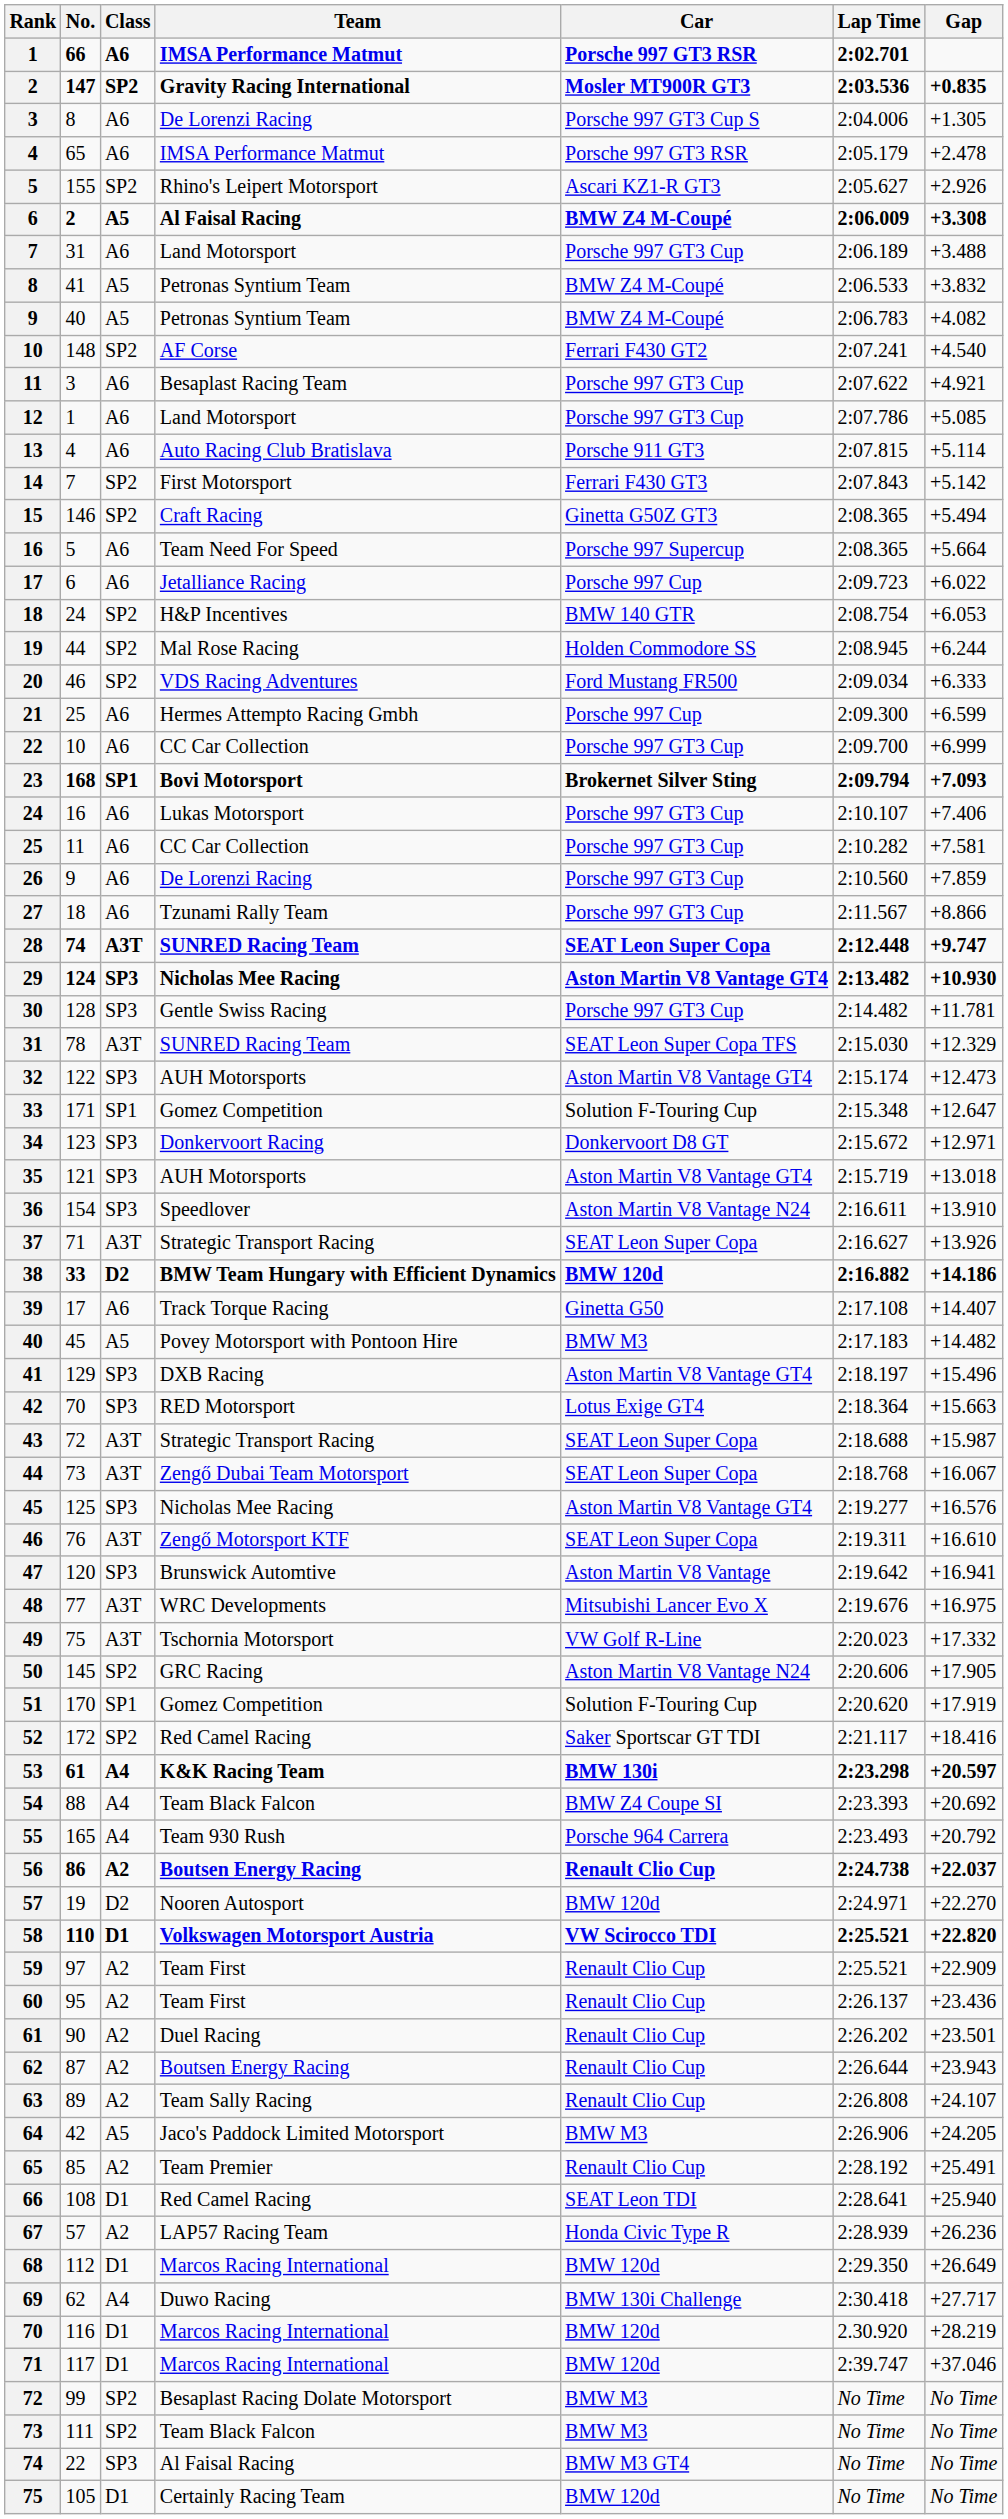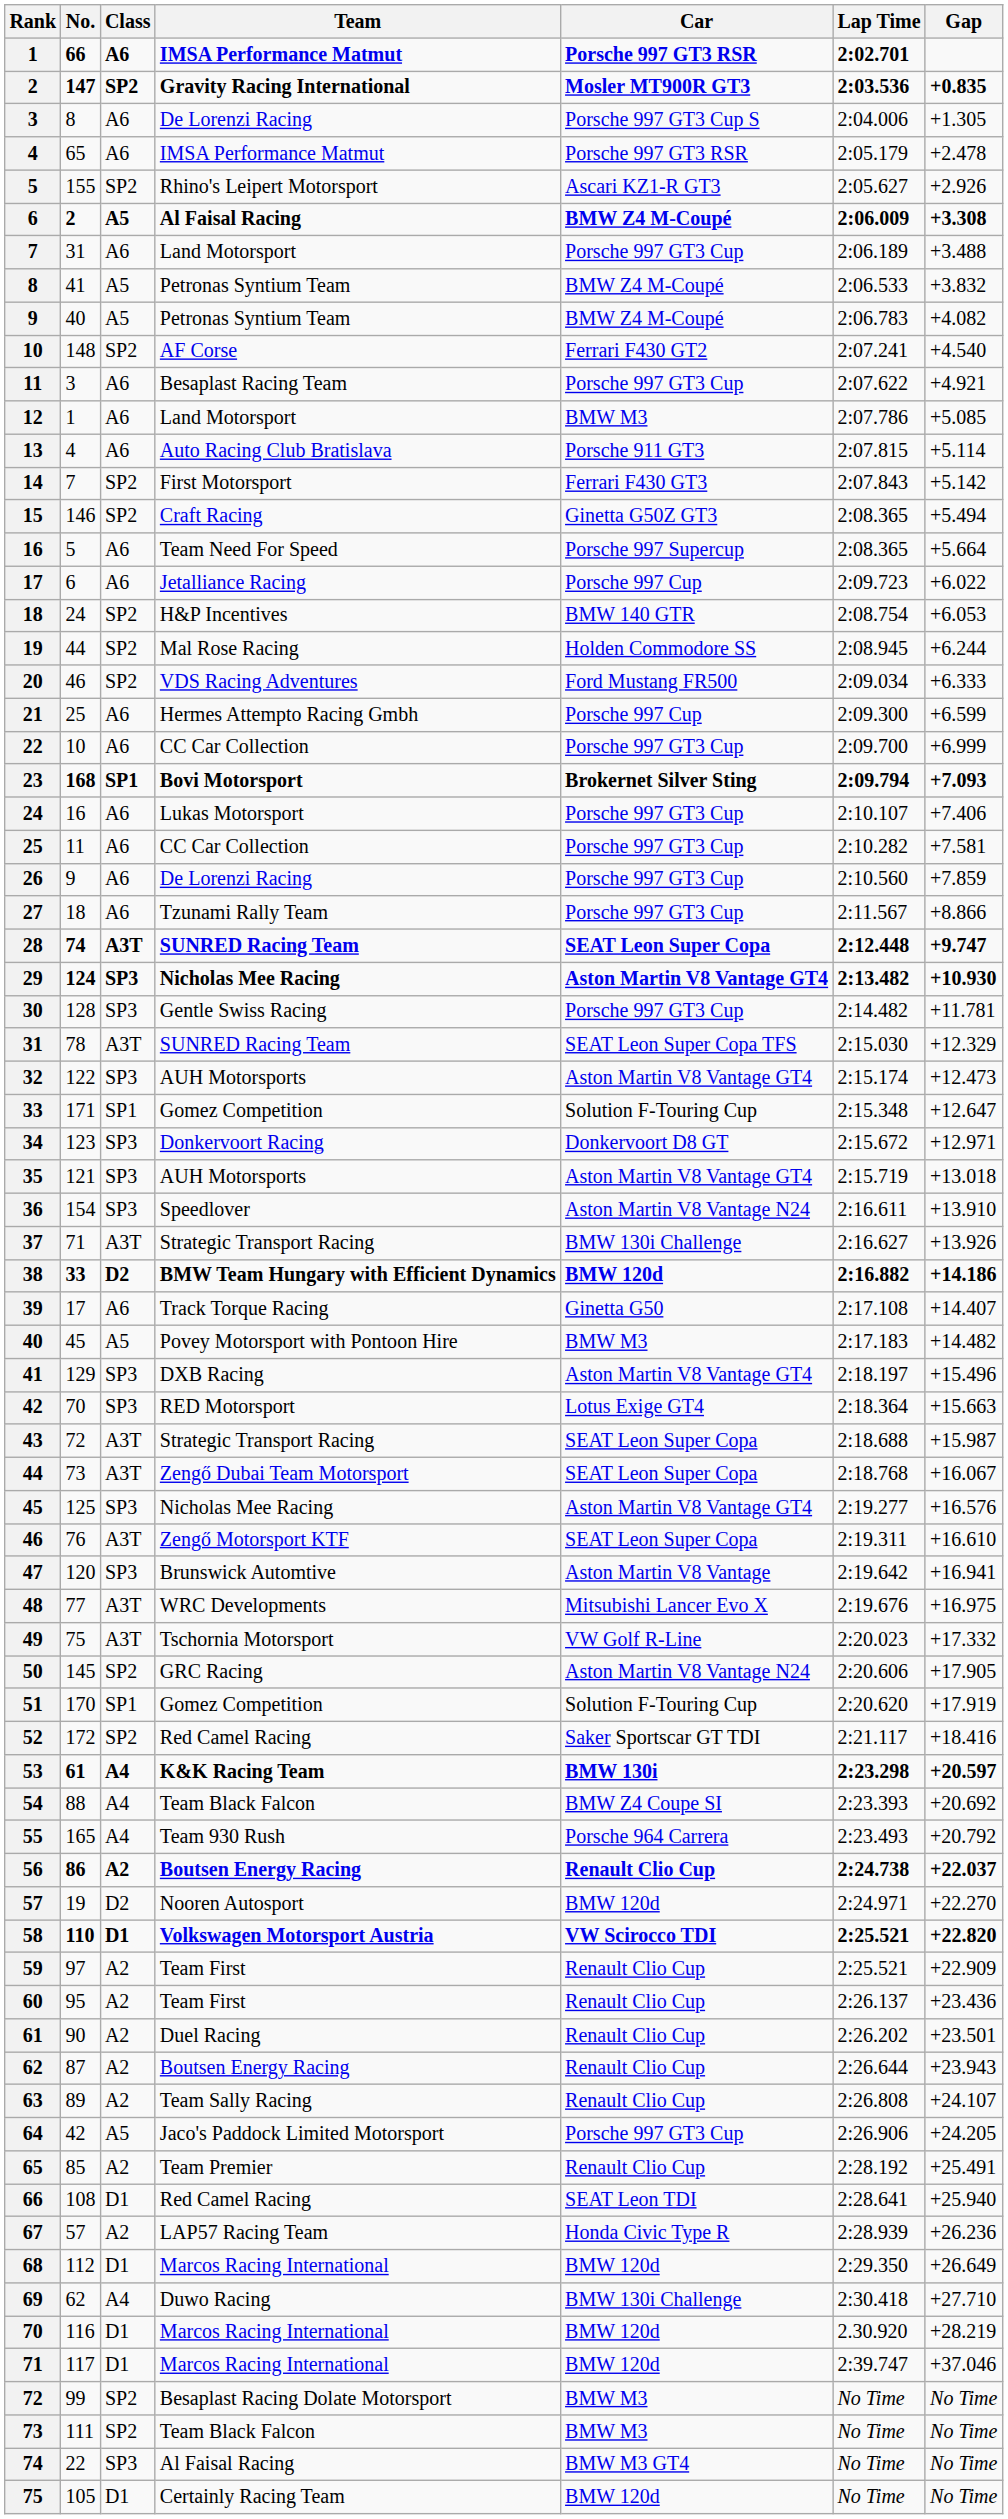(654, 417) Porsche 997 GT3 Cup -> (606, 417) BMW M3
(661, 1242) SEAT Leon Super Copa -> (653, 1242) BMW 130i Challenge
(606, 2134) BMW M3 -> (654, 2134) Porsche 997 GT3 Cup
(963, 2299) +27.717 -> (963, 2299) +27.710
